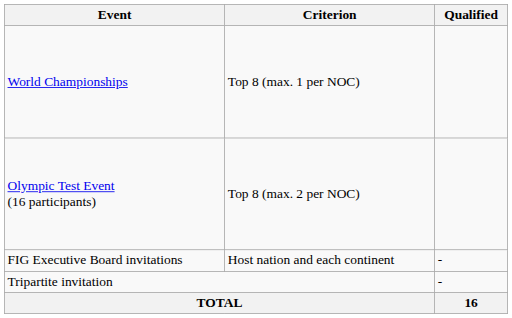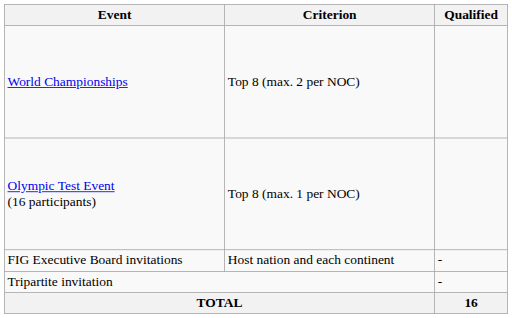(294, 81) Top 8 (max. 1 per NOC) -> (294, 81) Top 8 (max. 2 per NOC)
(294, 193) Top 8 (max. 2 per NOC) -> (294, 193) Top 8 (max. 1 per NOC)
